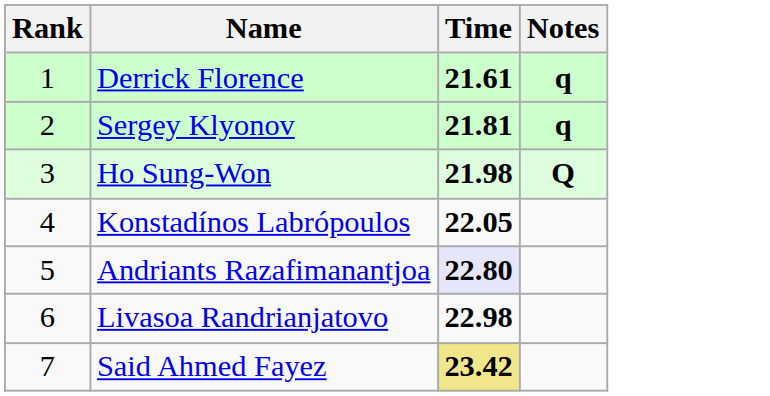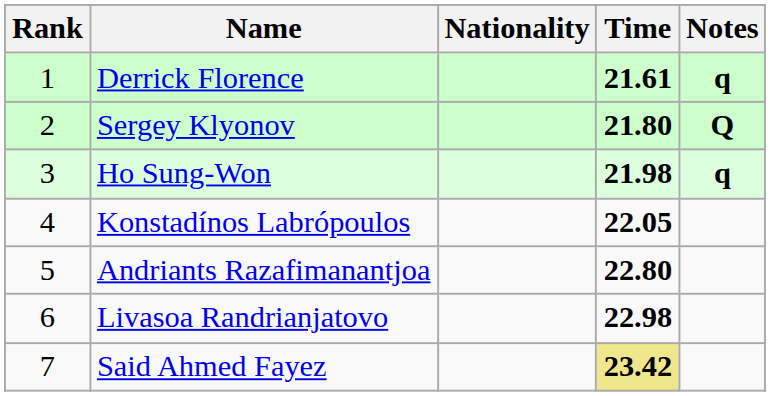+ column: (517, 28)
(479, 125) 21.81 -> (638, 125) 21.80
(563, 125) q -> (722, 125) Q
(563, 173) Q -> (722, 173) q
(479, 269) lavender background -> (638, 269) no background
